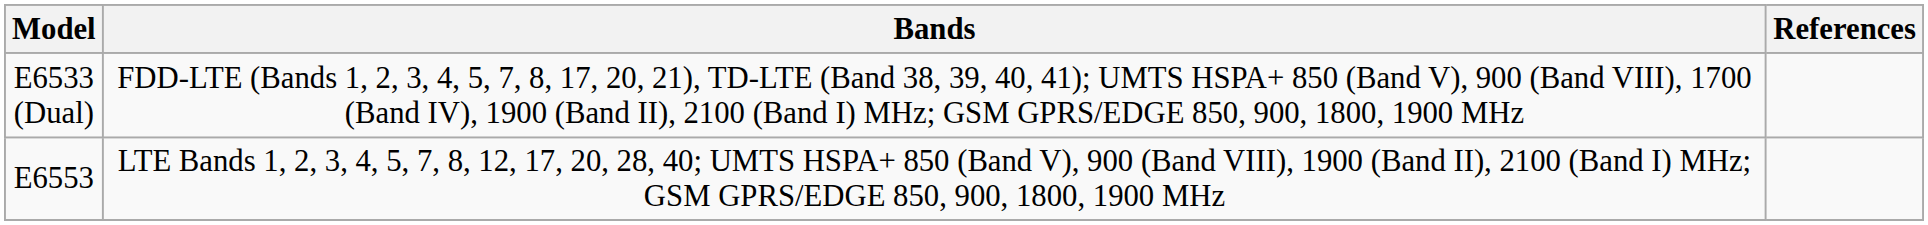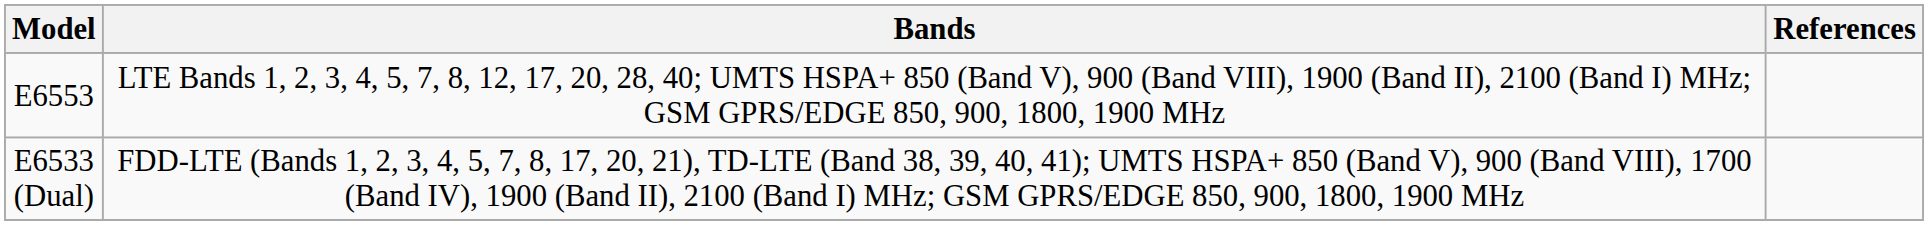rows swapped: (54, 94) <-> (54, 178)
